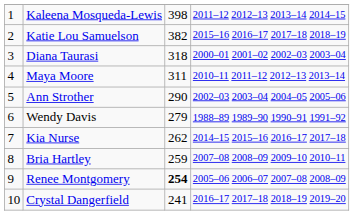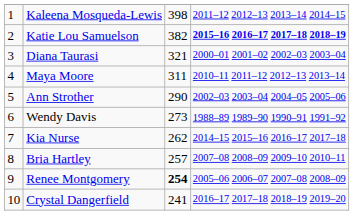(269, 35) normal -> (269, 35) bold
(178, 55) 318 -> (178, 55) 321
(178, 117) 279 -> (178, 117) 273
(178, 158) 259 -> (178, 158) 257
